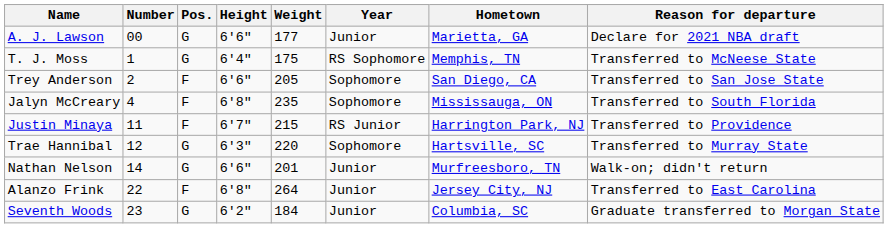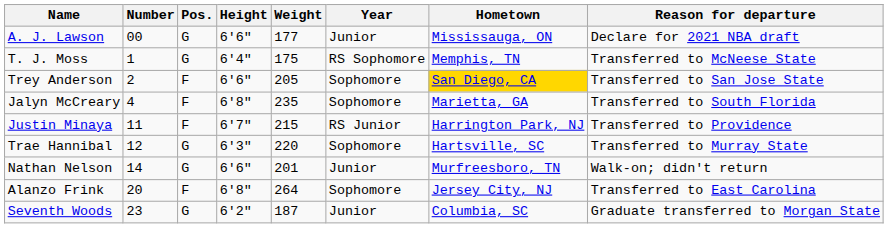(480, 37) Marietta, GA -> (492, 37) Mississauga, ON
(484, 81) no background -> (484, 81) gold background
(492, 103) Mississauga, ON -> (480, 103) Marietta, GA
(135, 190) 22 -> (135, 190) 20
(353, 190) Junior -> (365, 190) Sophomore
(286, 212) 184 -> (286, 212) 187
